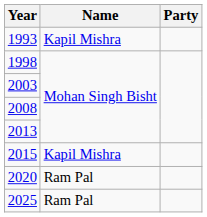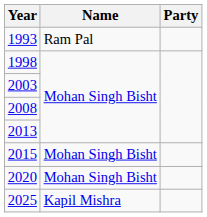(82, 39) Kapil Mishra -> (69, 39) Ram Pal
(82, 154) Kapil Mishra -> (100, 154) Mohan Singh Bisht
(69, 177) Ram Pal -> (100, 177) Mohan Singh Bisht
(69, 200) Ram Pal -> (82, 200) Kapil Mishra
